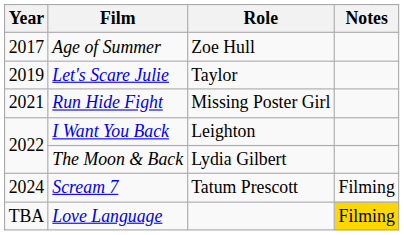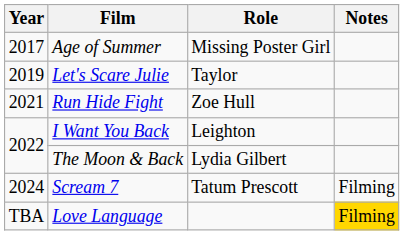(223, 46) Zoe Hull -> (261, 46) Missing Poster Girl
(261, 103) Missing Poster Girl -> (223, 103) Zoe Hull
